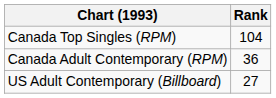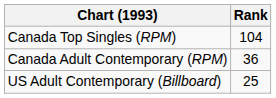(251, 81) 27 -> (251, 81) 25
